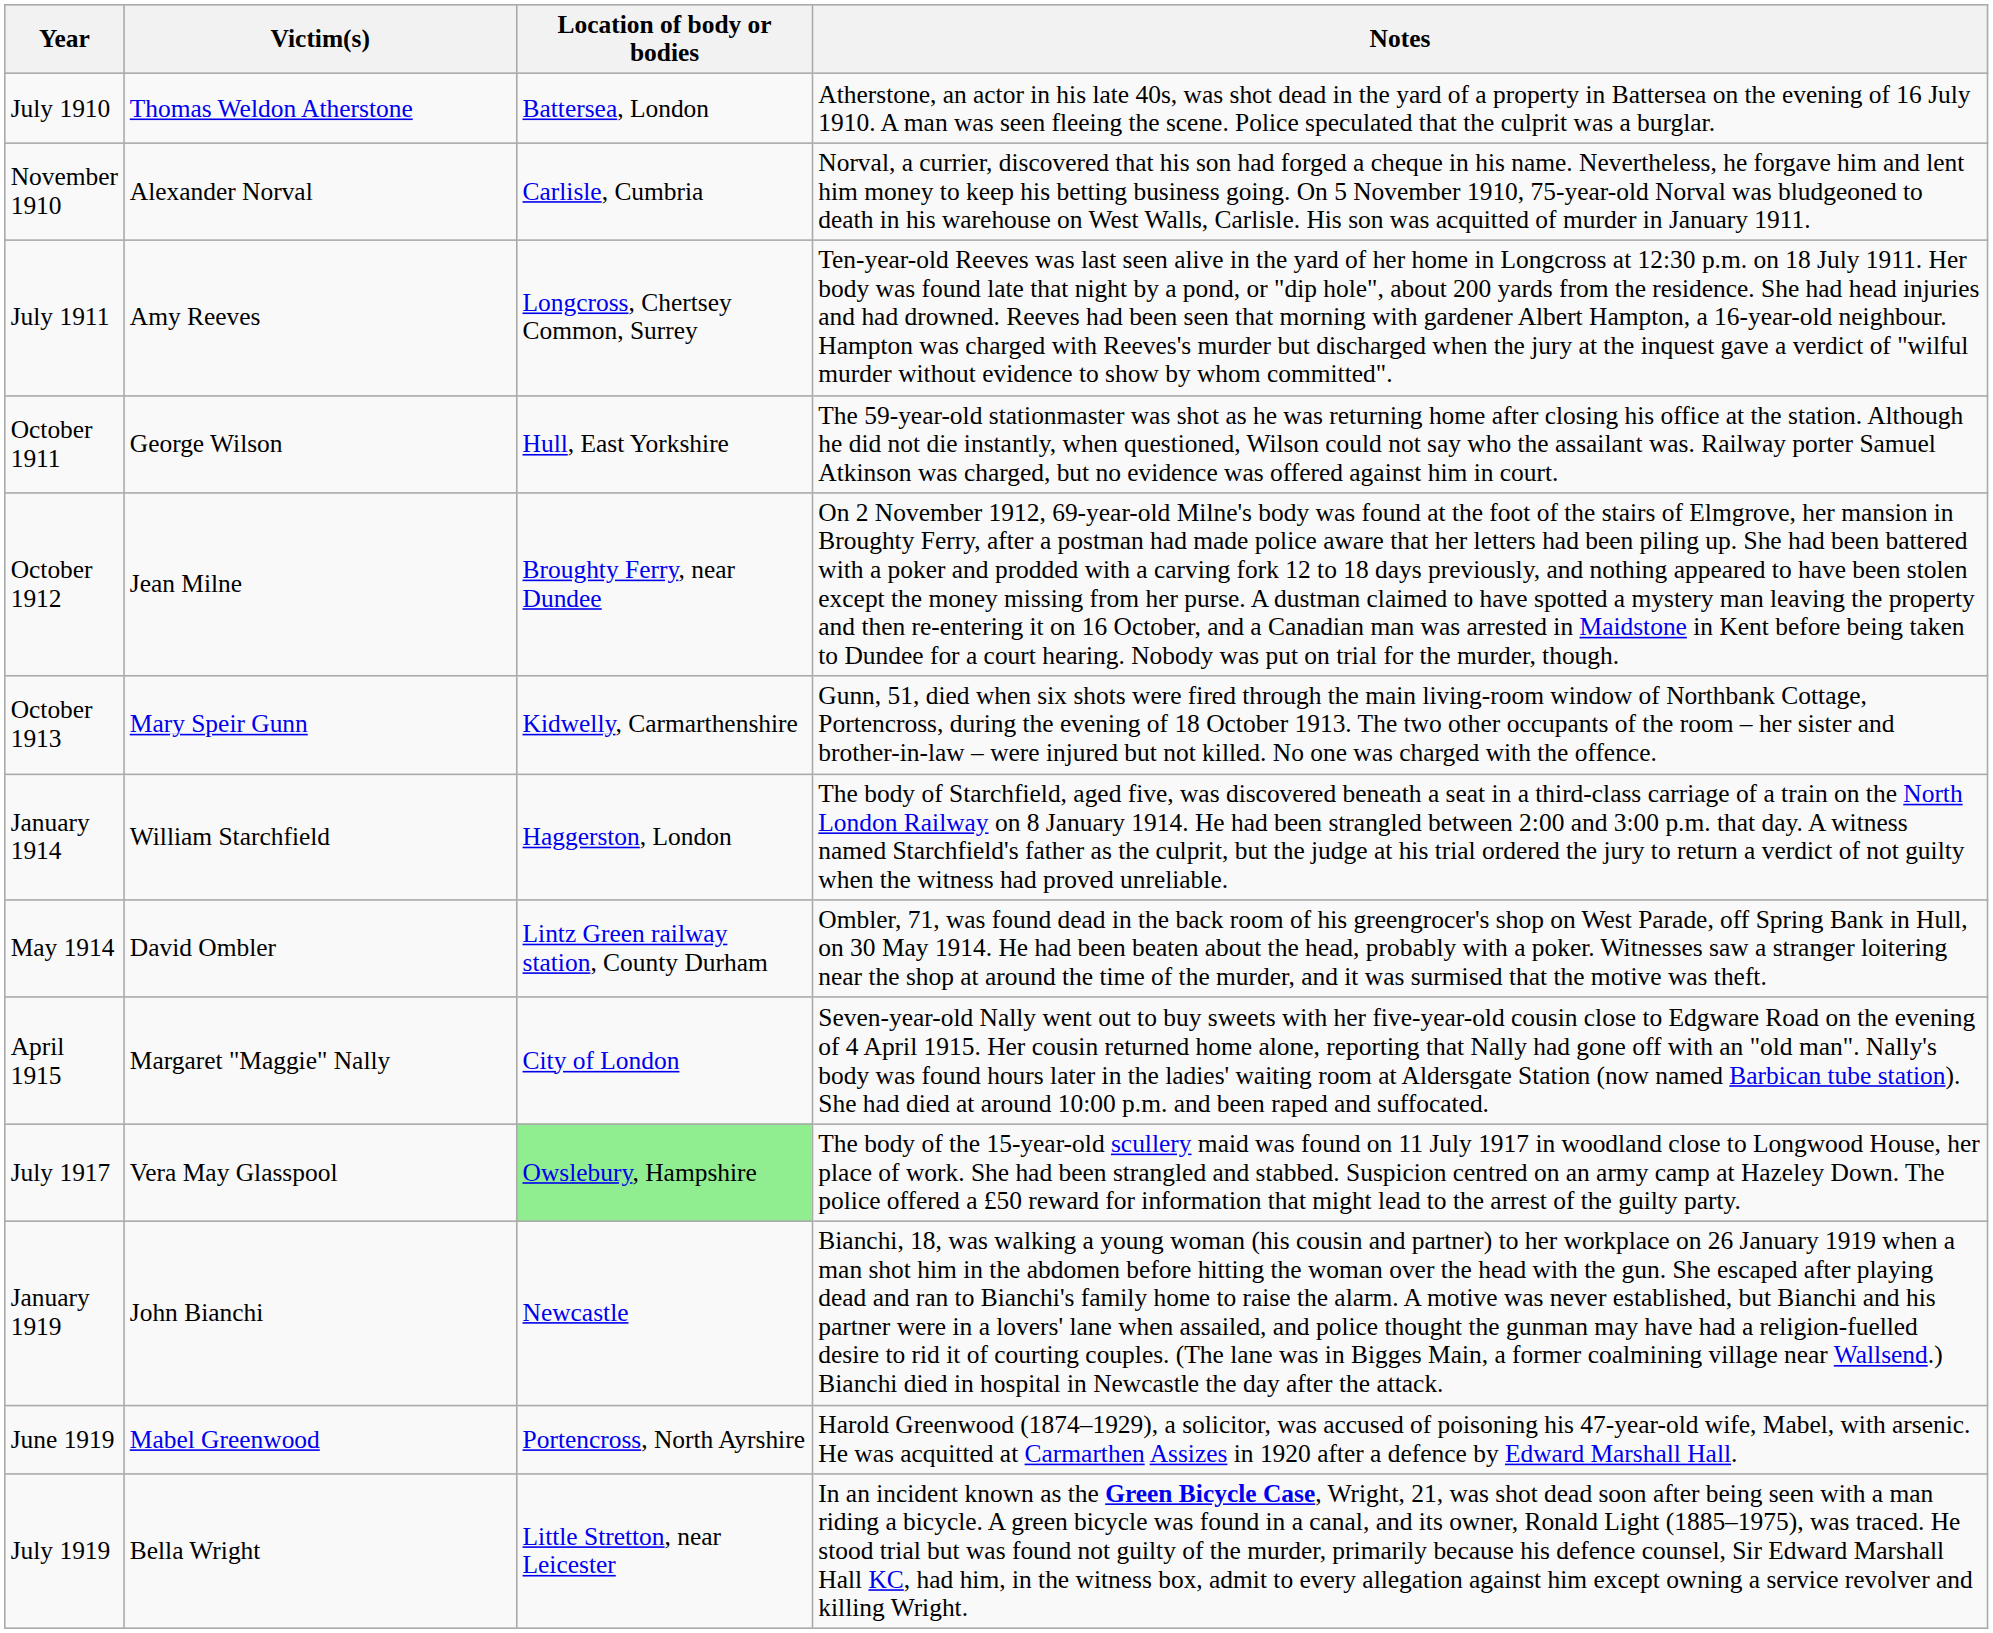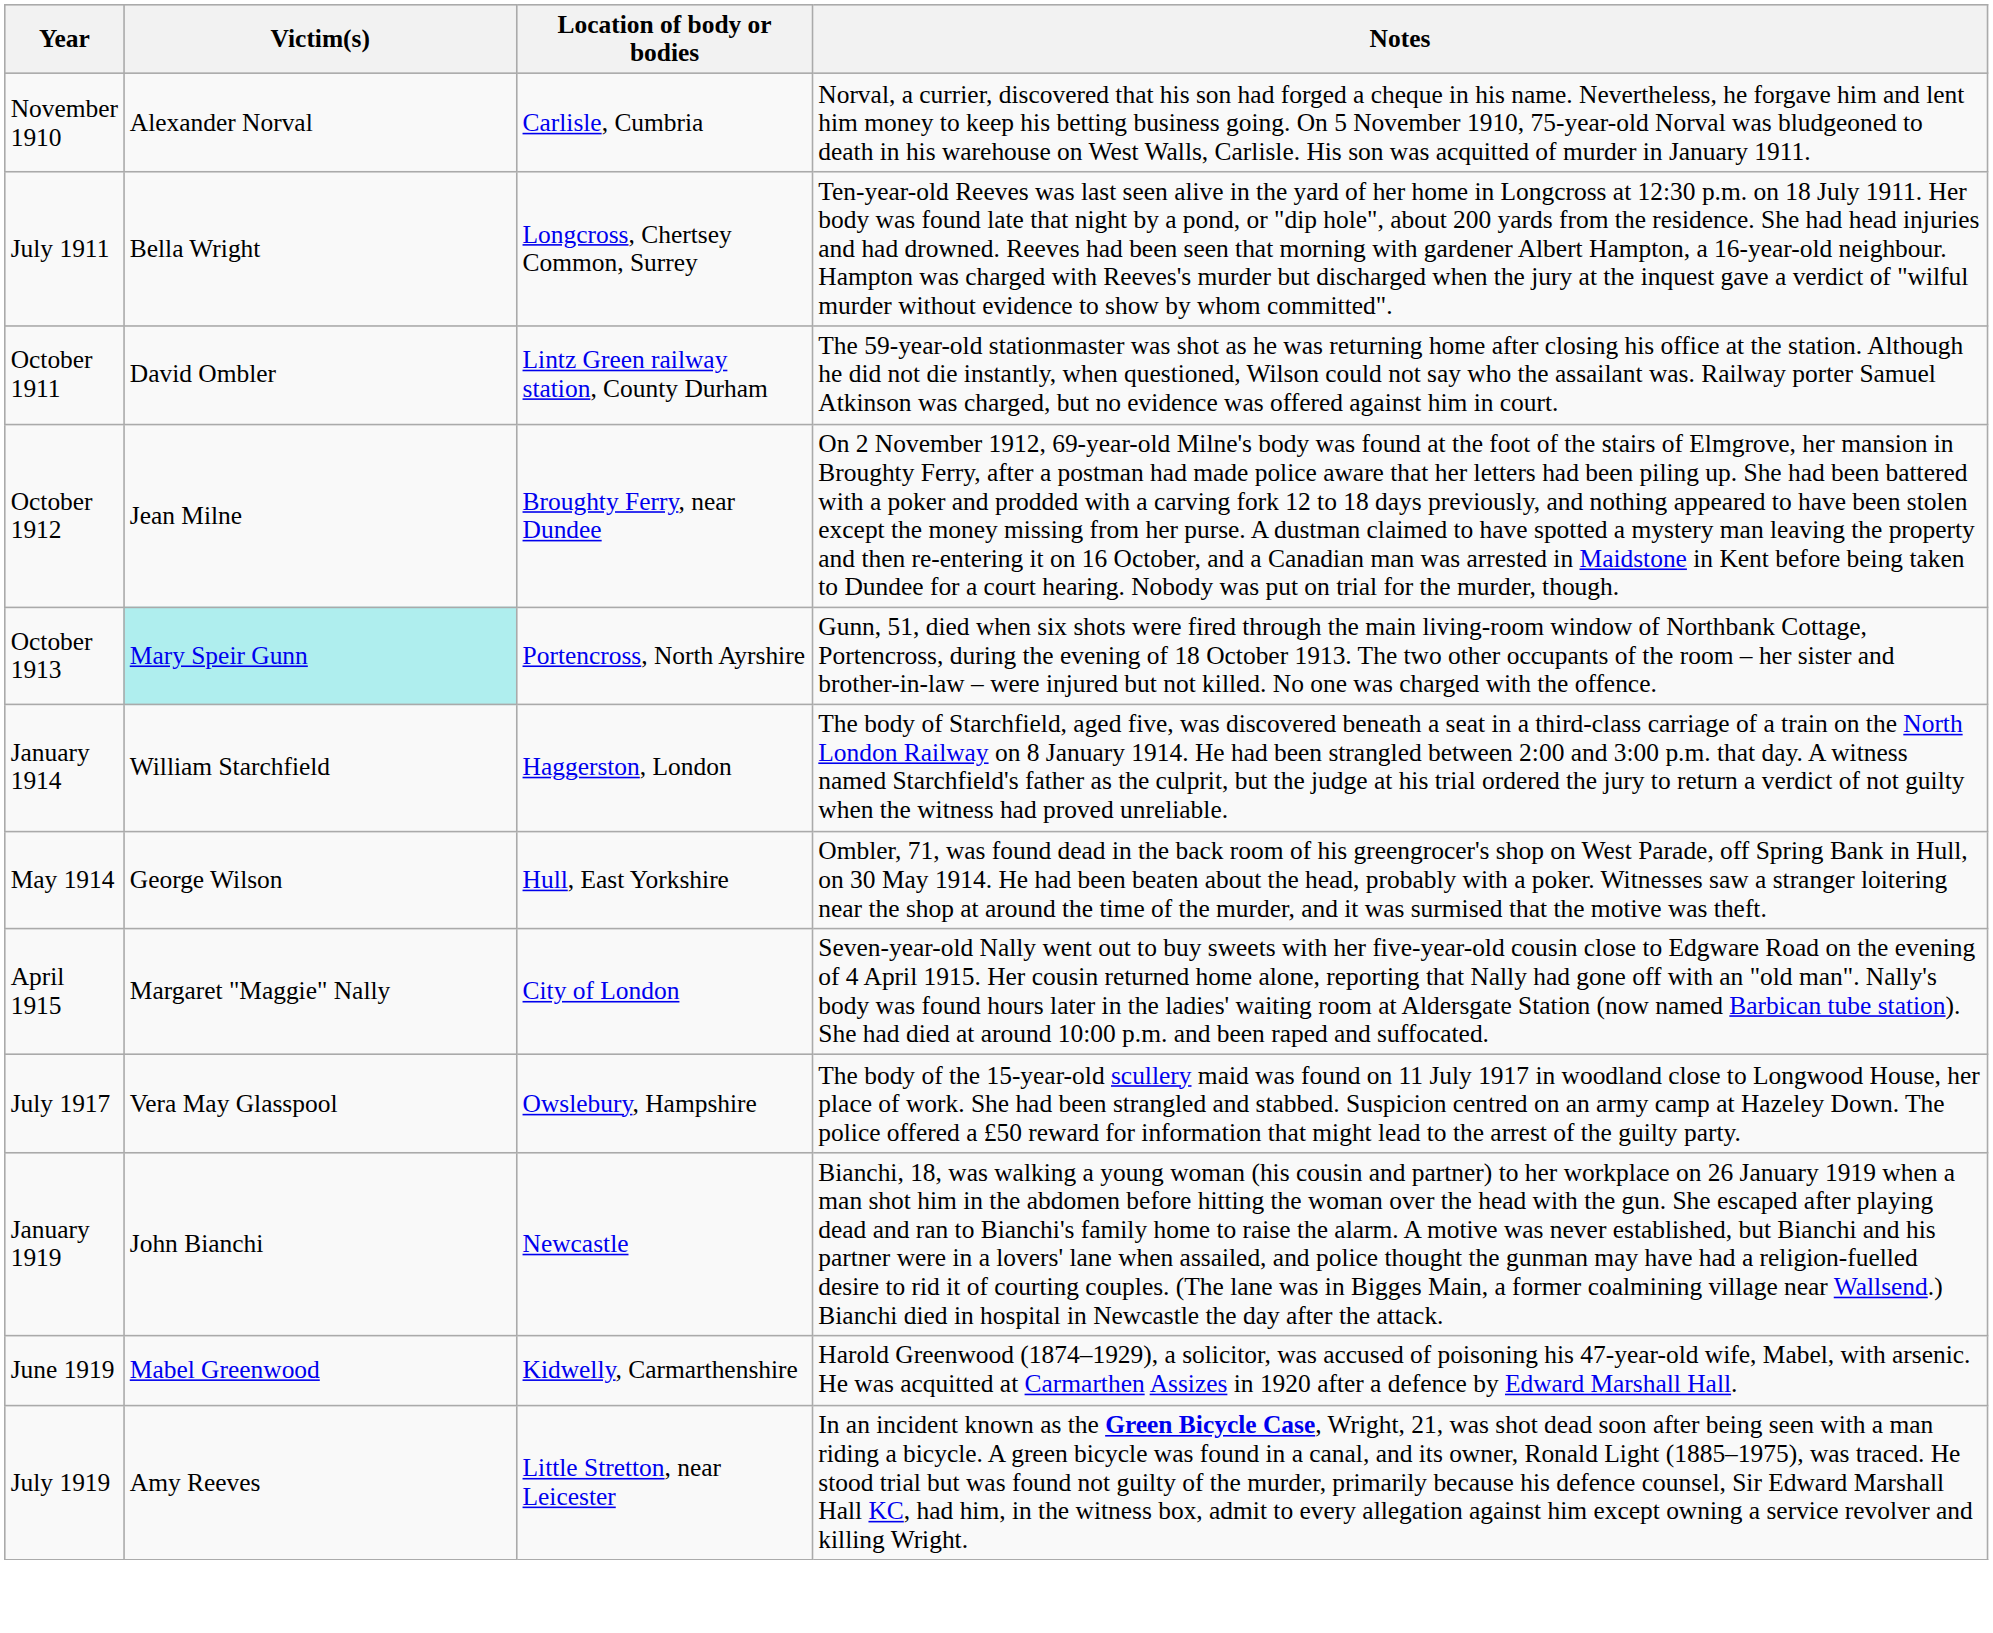- row: (60, 107)
(195, 317) Amy Reeves -> (195, 248) Bella Wright
(206, 443) George Wilson -> (203, 374) David Ombler
(626, 443) Hull, East Yorkshire -> (645, 374) Lintz Green railway station, County Durham
(219, 724) no background -> (219, 655) paleturquoise background
(660, 724) Kidwelly, Carmarthenshire -> (664, 655) Portencross, North Ayrshire
(203, 948) David Ombler -> (206, 879) George Wilson
(645, 948) Lintz Green railway station, County Durham -> (626, 879) Hull, East Yorkshire
(640, 1172) lightgreen background -> (640, 1103) no background
(664, 1438) Portencross, North Ayrshire -> (660, 1370) Kidwelly, Carmarthenshire
(195, 1550) Bella Wright -> (195, 1481) Amy Reeves
